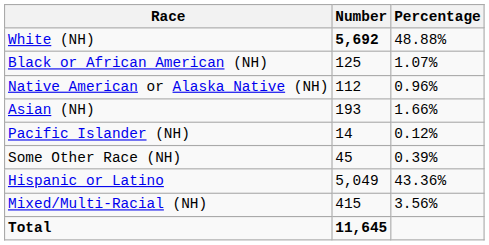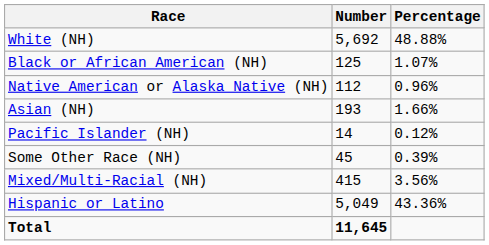(357, 40) bold -> (357, 40) normal
rows swapped: (108, 204) <-> (86, 181)
